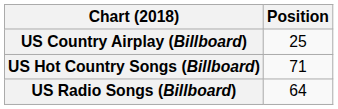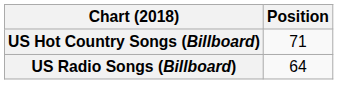- row: (134, 41)
